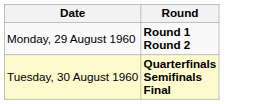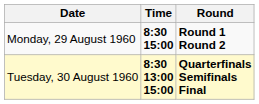+ column: (159, 13)
